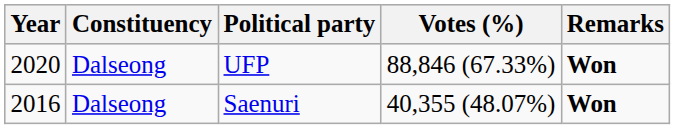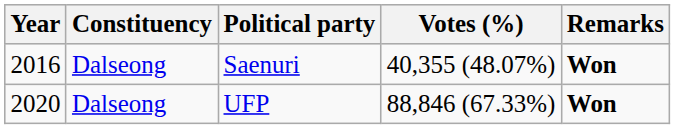rows swapped: (262, 103) <-> (246, 63)
